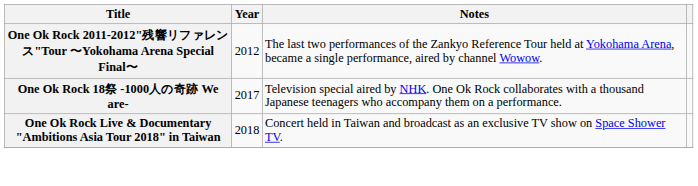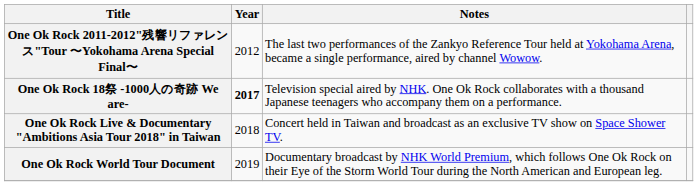(247, 96) normal -> (247, 96) bold
+ row: (118, 164)
